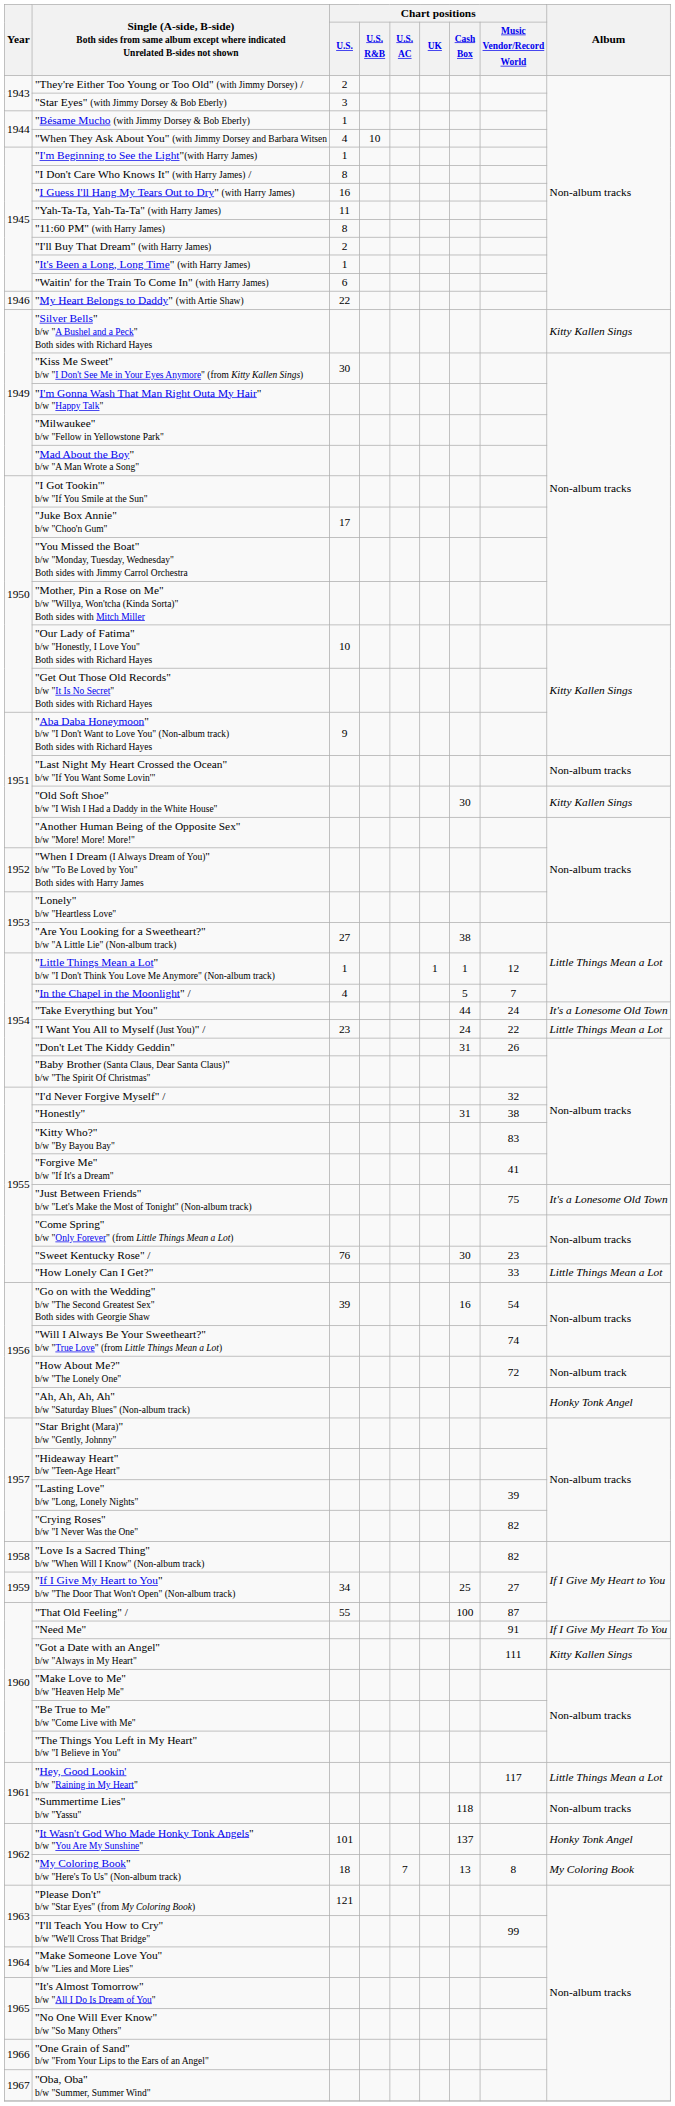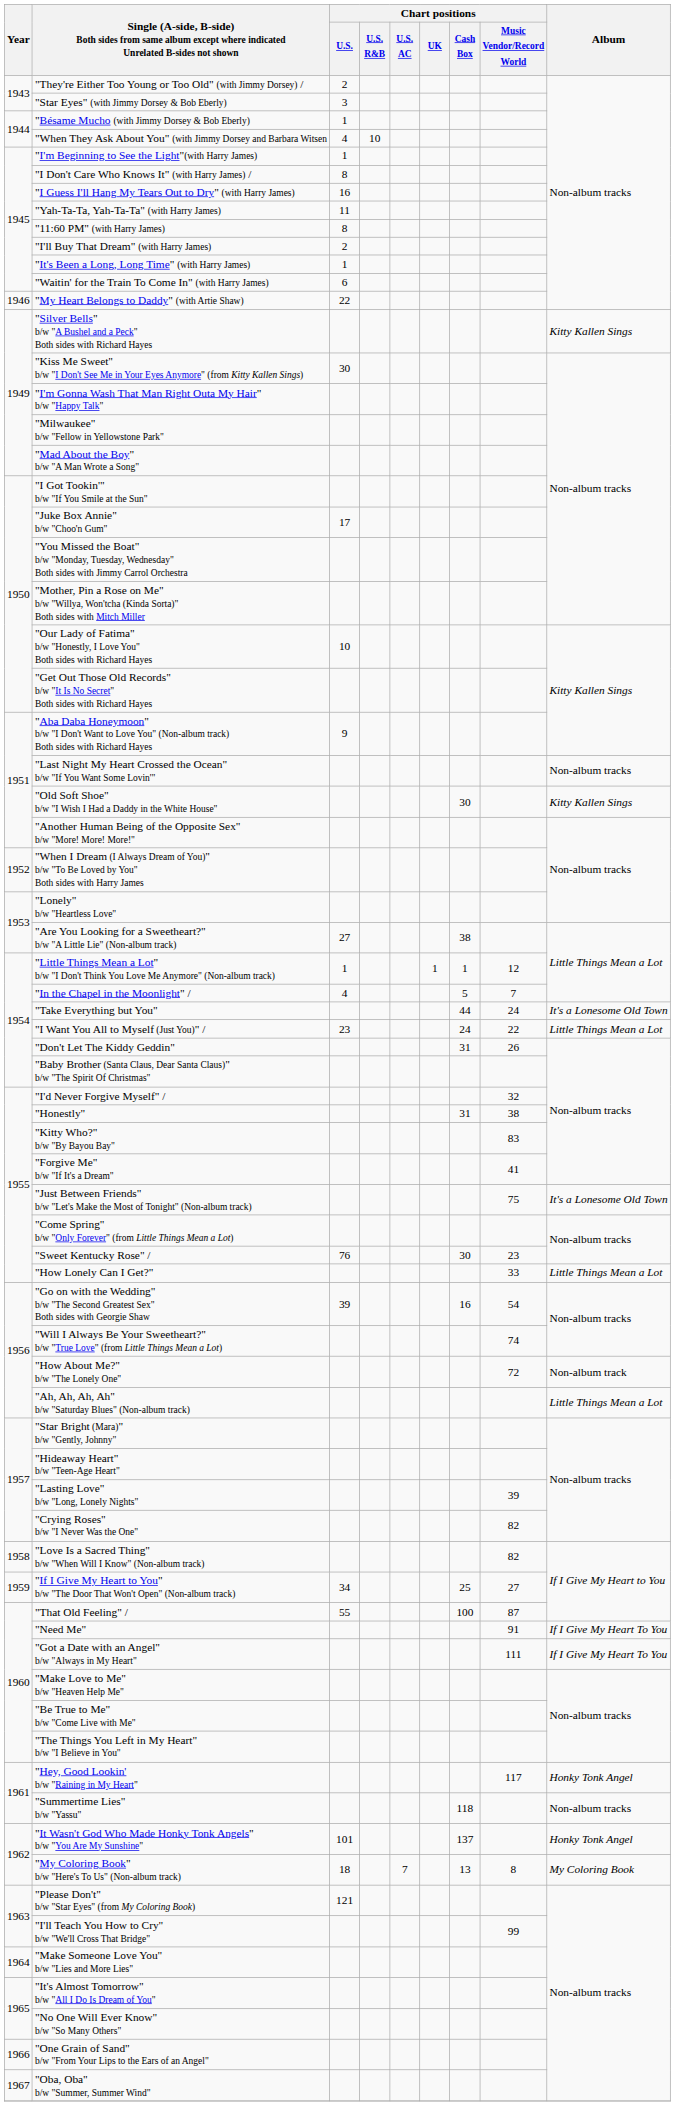(591, 1402) Honky Tonk Angel -> (606, 1402) Little Things Mean a Lot
(591, 1654) Kitty Kallen Sings -> (608, 1654) If I Give My Heart To You
(606, 1777) Little Things Mean a Lot -> (591, 1777) Honky Tonk Angel
